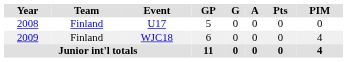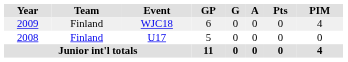rows swapped: (157, 24) <-> (157, 37)
